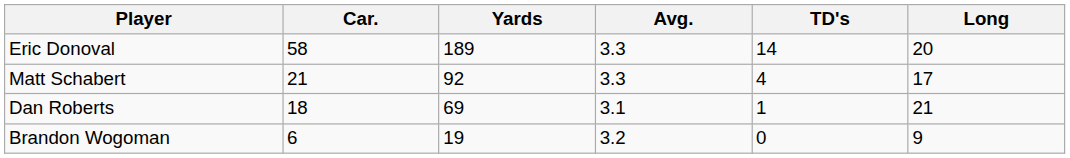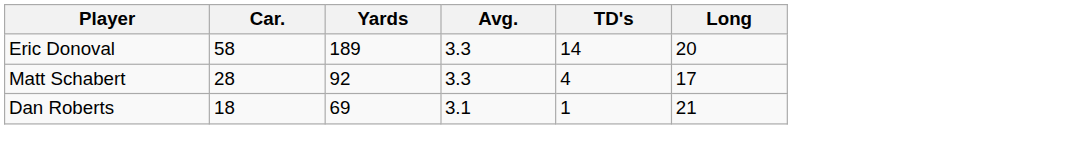(297, 78) 21 -> (224, 78) 28
- row: (89, 138)
